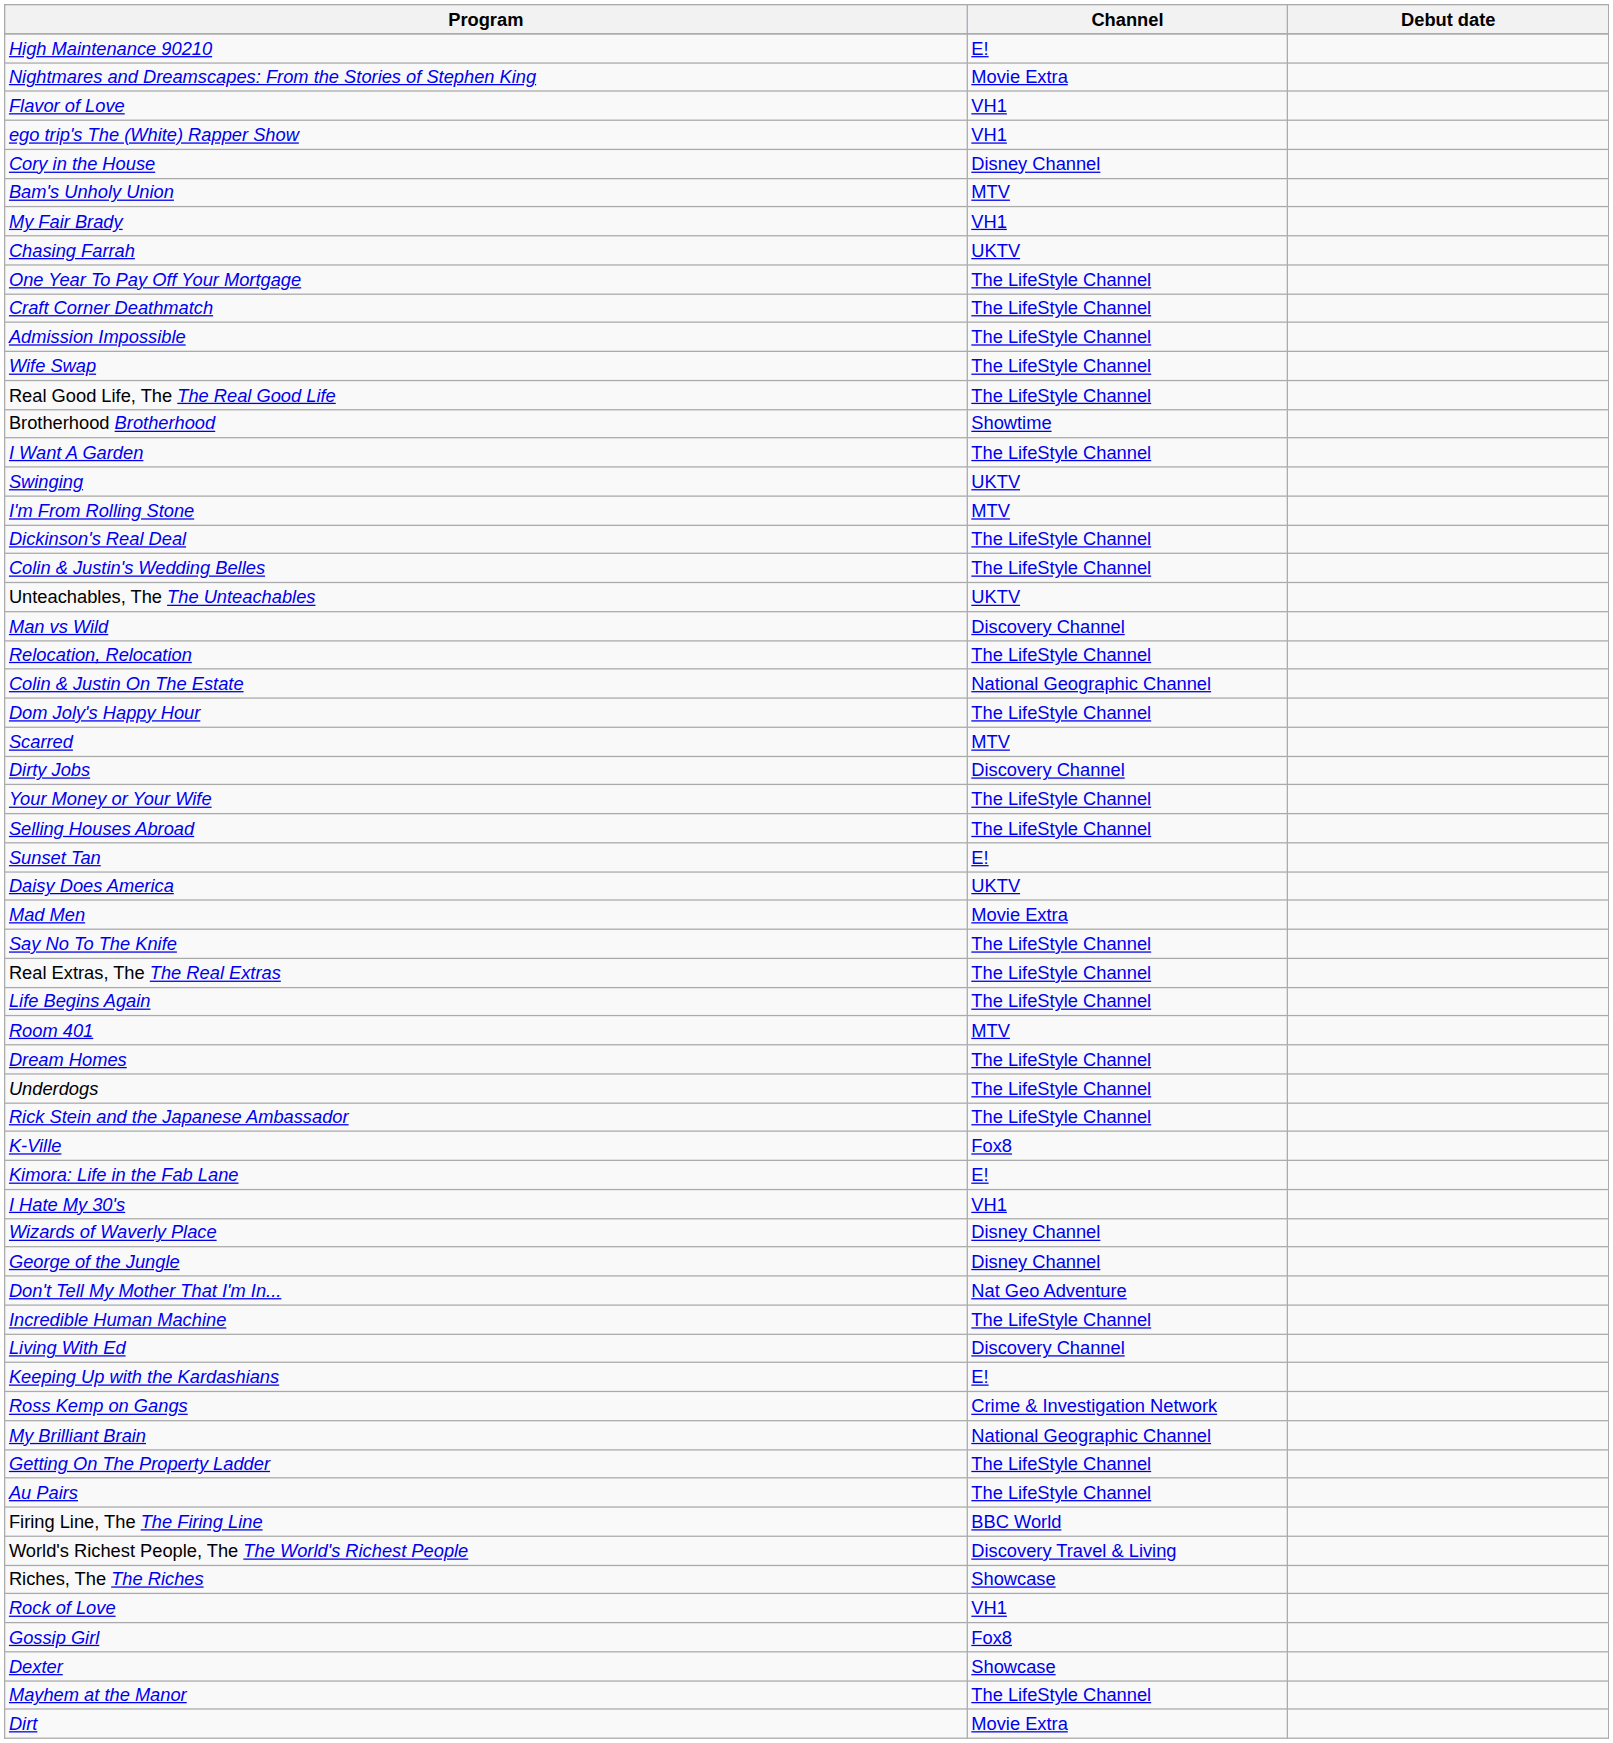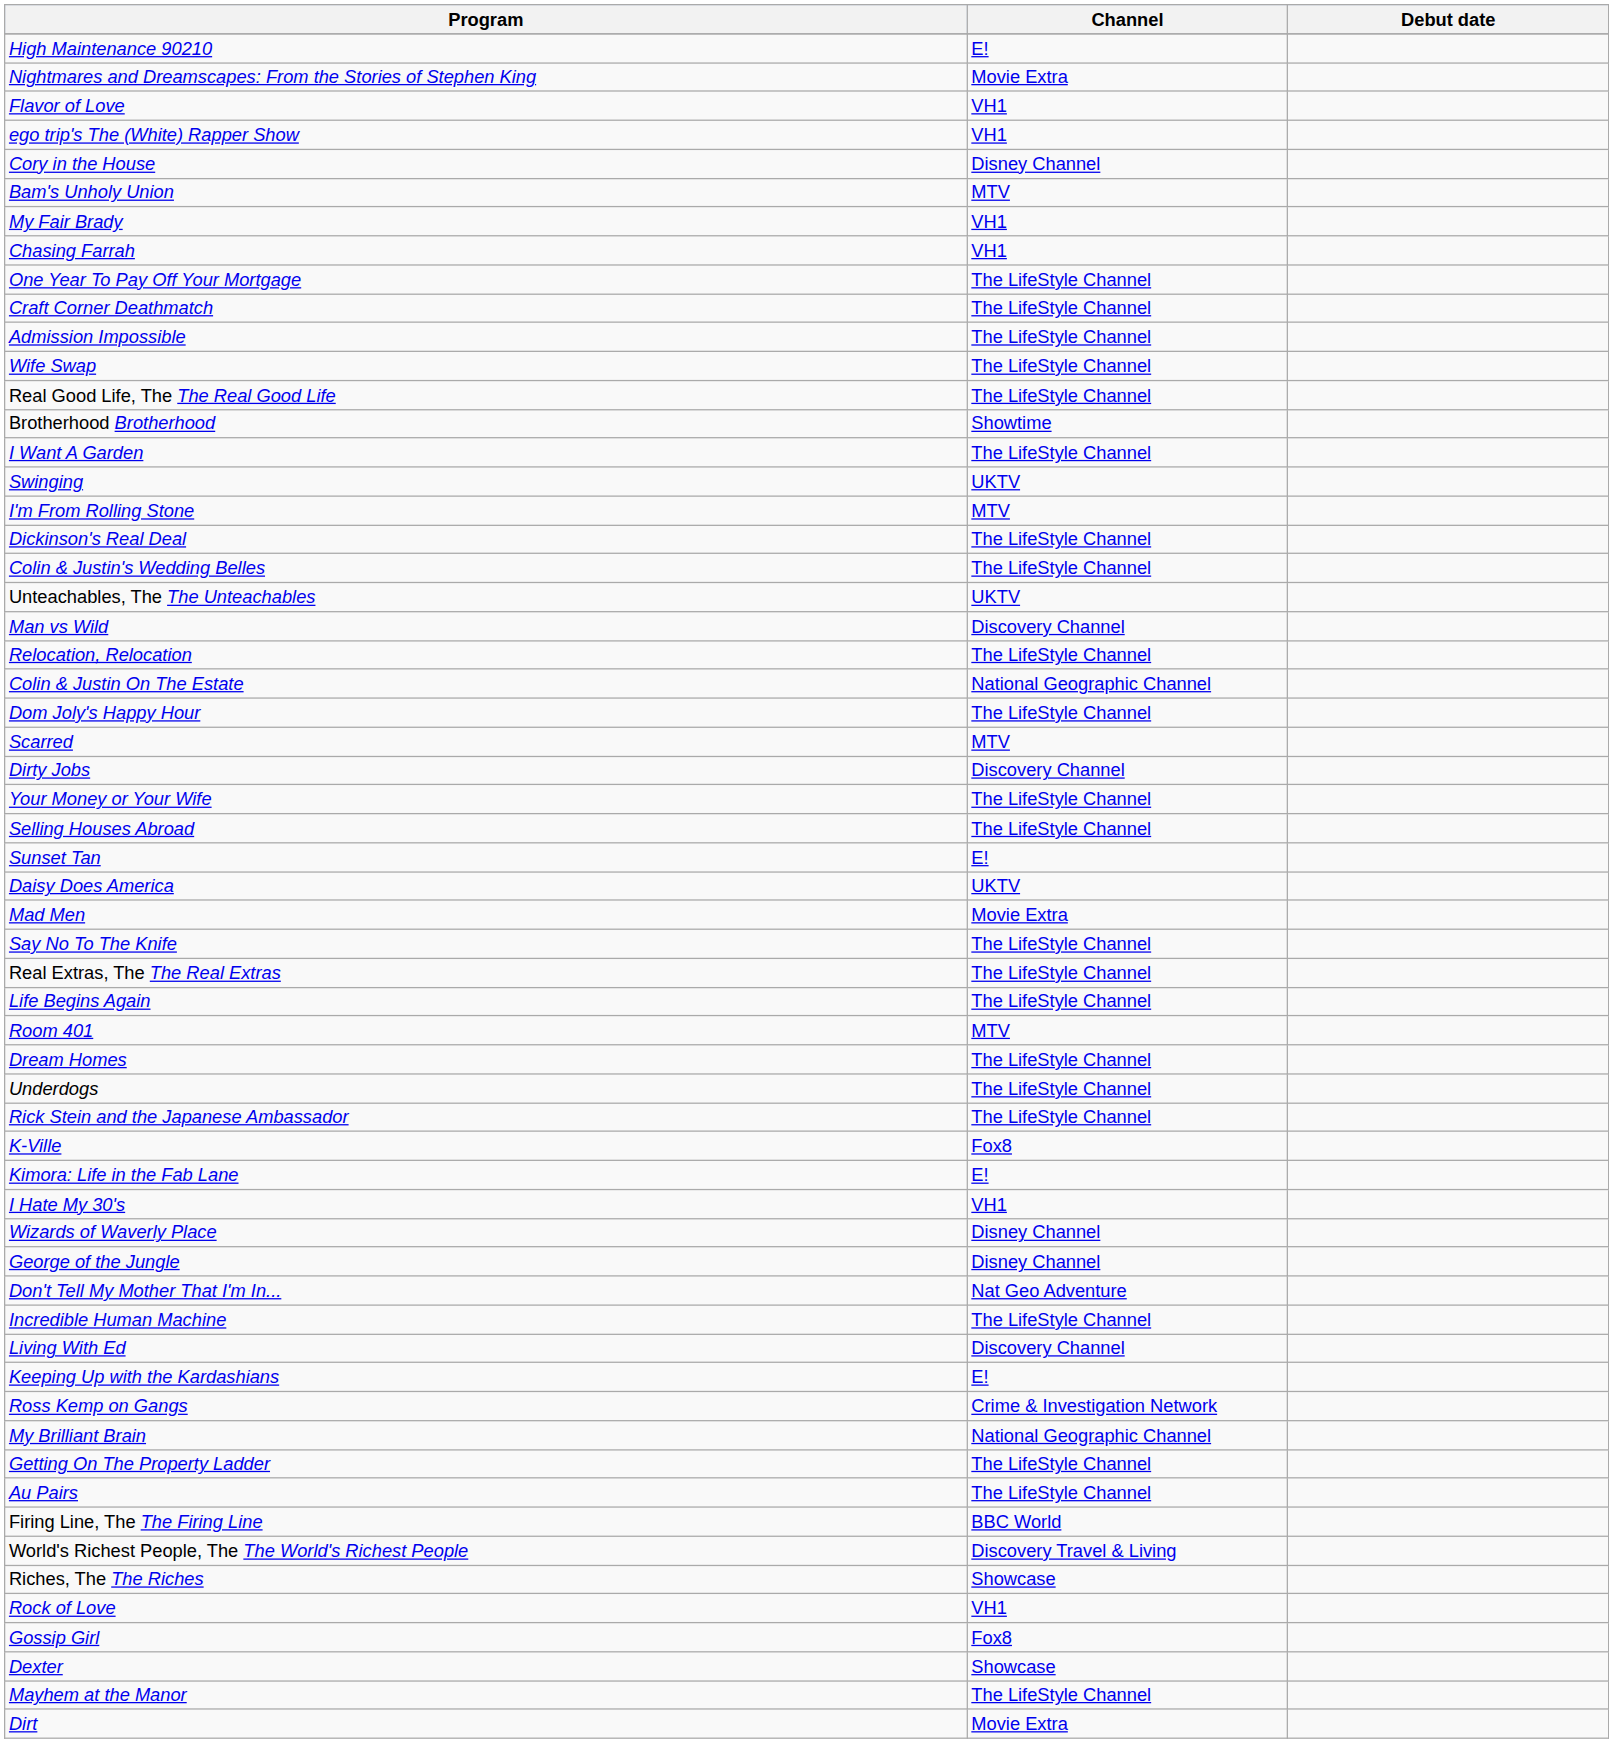(996, 251) UKTV -> (989, 251) VH1
